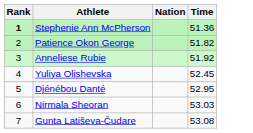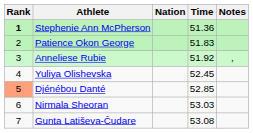+ column: (232, 12)
(202, 43) 51.82 -> (202, 43) 51.83
(18, 89) no background -> (18, 89) lightsalmon background
(202, 89) 52.95 -> (202, 89) 52.85
